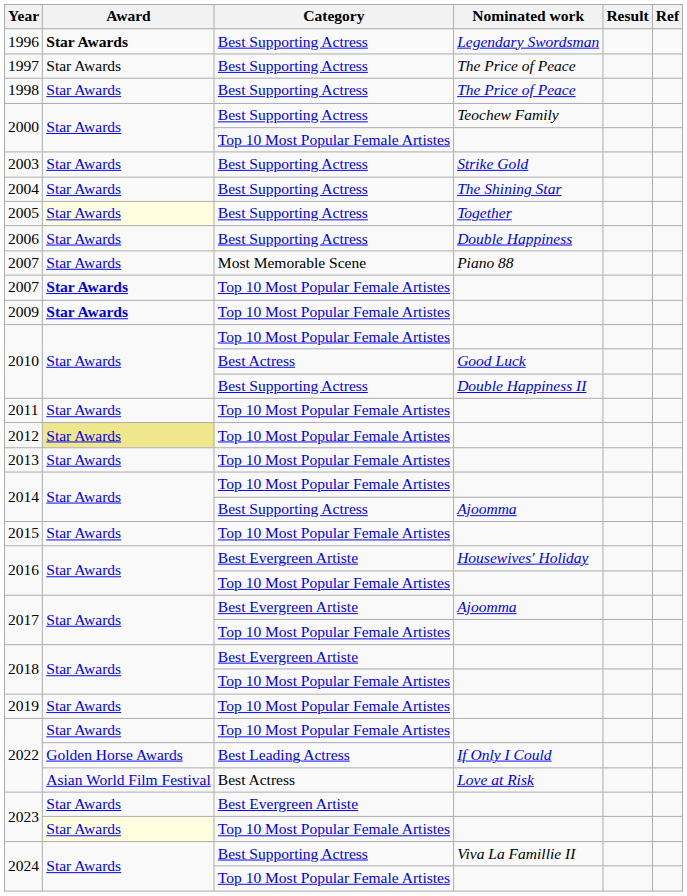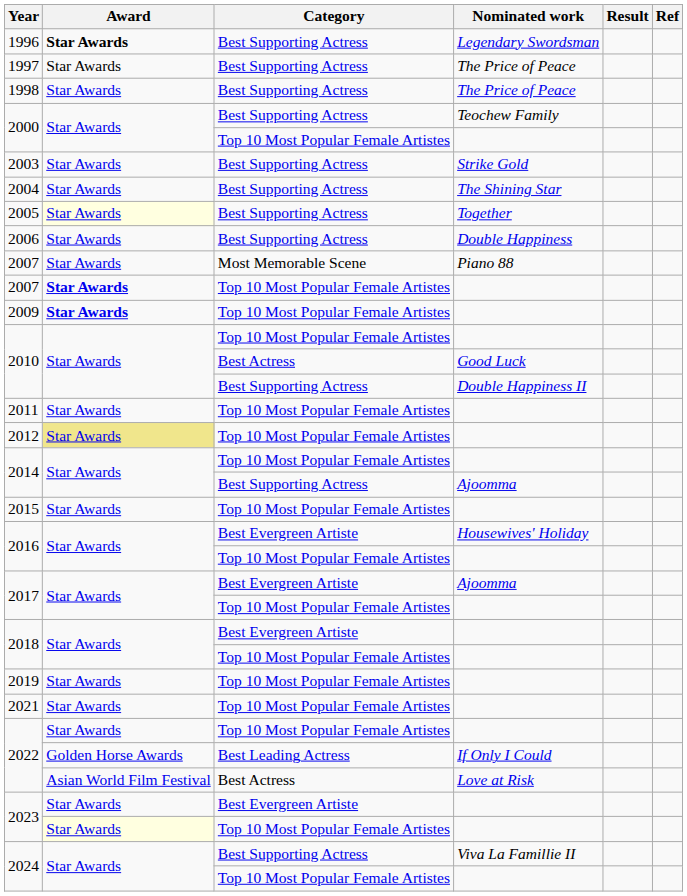- row: (24, 459)
+ row: (24, 705)
